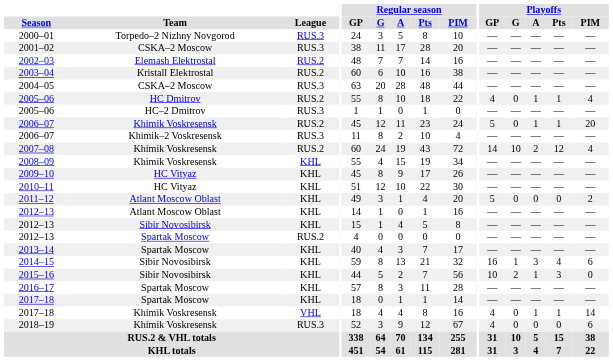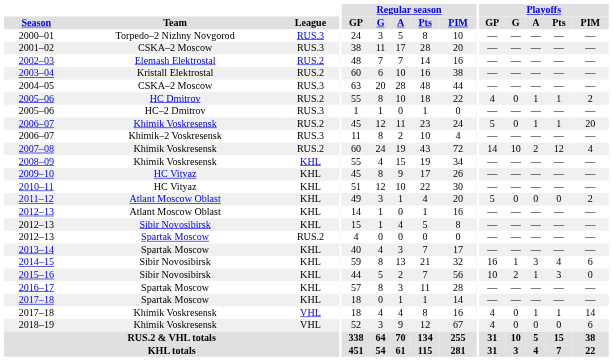(590, 98) 4 -> (590, 98) 2
(310, 325) RUS.3 -> (310, 325) VHL
